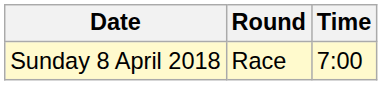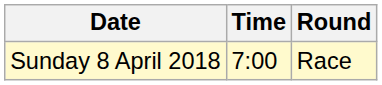columns swapped: (344, 23) <-> (269, 23)
